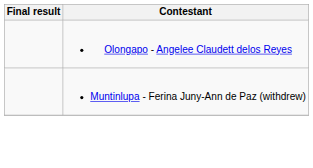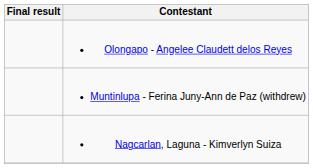+ row: (186, 145)
